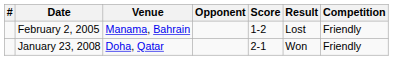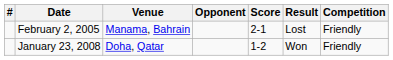(258, 30) 1-2 -> (258, 30) 2-1
(258, 47) 2-1 -> (258, 47) 1-2
